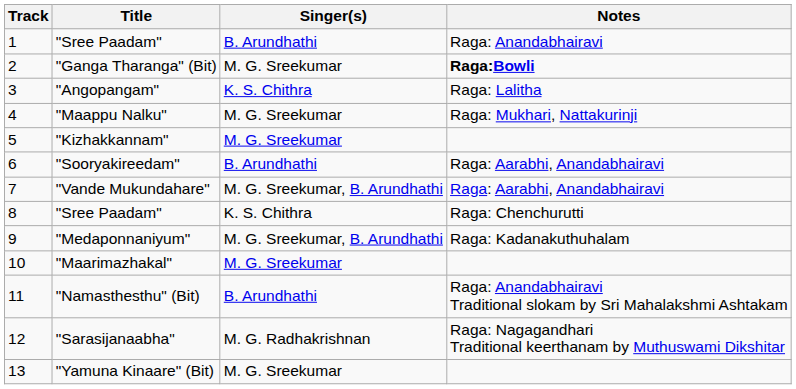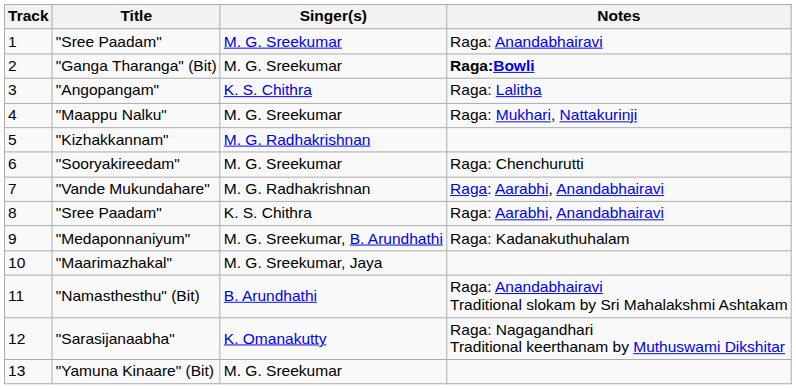(270, 41) B. Arundhathi -> (283, 41) M. G. Sreekumar
(283, 139) M. G. Sreekumar -> (297, 139) M. G. Radhakrishnan
(270, 164) B. Arundhathi -> (283, 164) M. G. Sreekumar
(557, 164) Raga: Aarabhi, Anandabhairavi -> (517, 164) Raga: Chenchurutti
(333, 189) M. G. Sreekumar, B. Arundhathi -> (297, 189) M. G. Radhakrishnan
(517, 213) Raga: Chenchurutti -> (557, 213) Raga: Aarabhi, Anandabhairavi
(283, 262) M. G. Sreekumar -> (303, 262) M. G. Sreekumar, Jaya
(297, 338) M. G. Radhakrishnan -> (275, 338) K. Omanakutty
